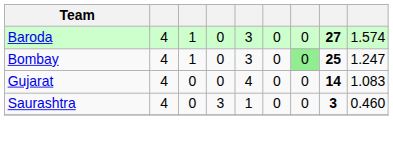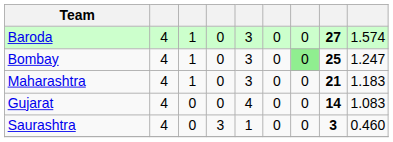+ row: (47, 81)
